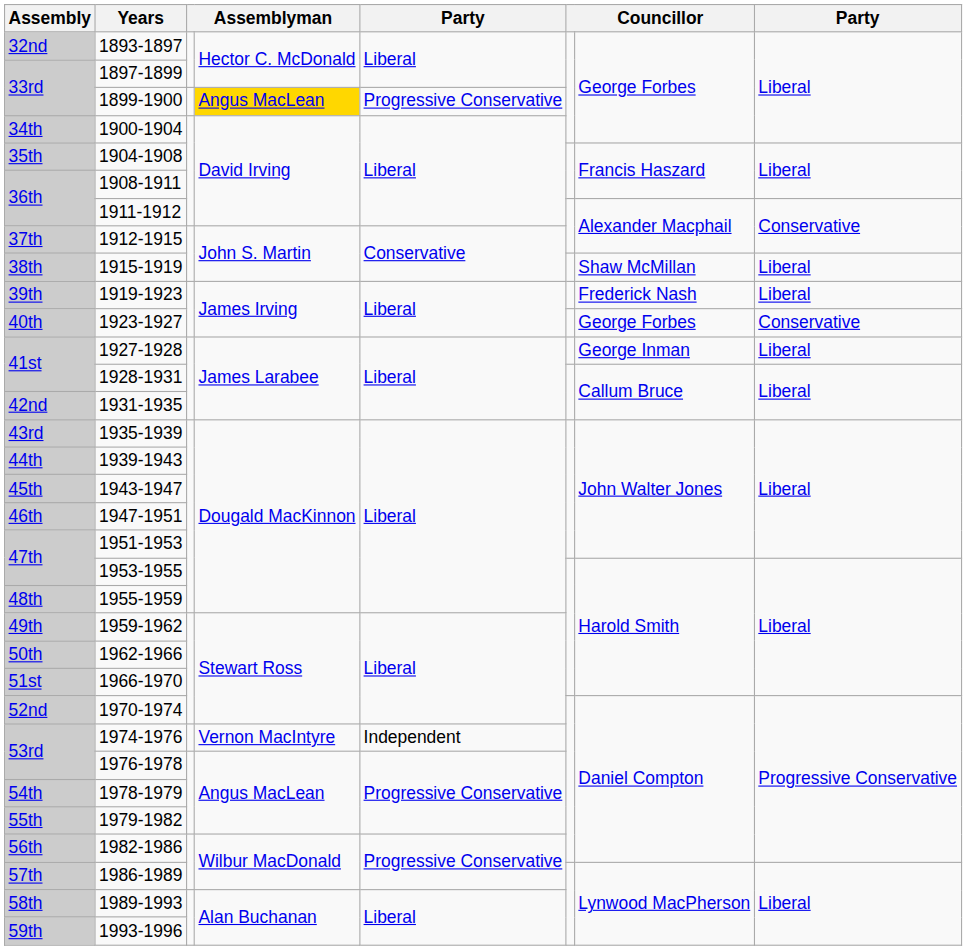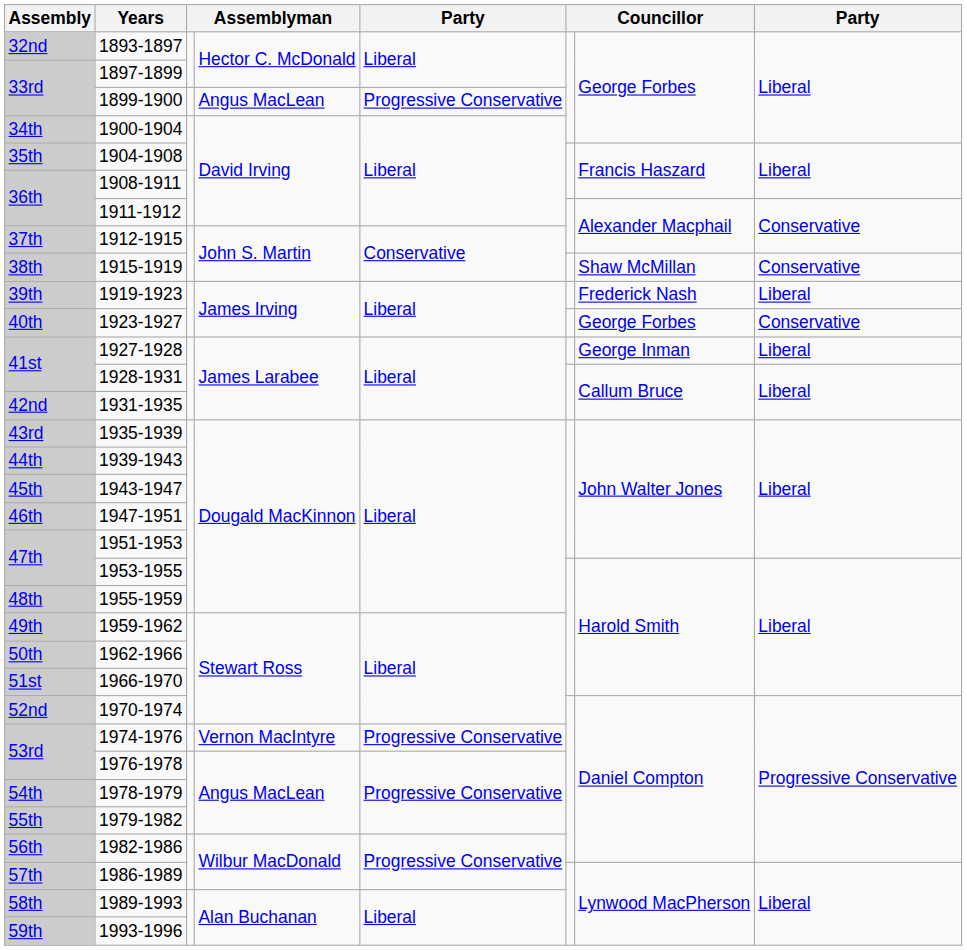(262, 101) gold background -> (262, 101) no background
(784, 267) Liberal -> (809, 267) Conservative
(412, 737) Independent -> (463, 737) Progressive Conservative
